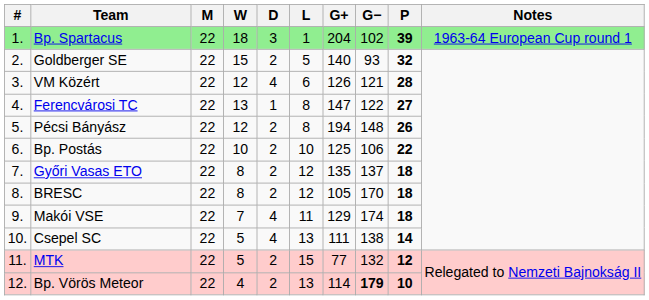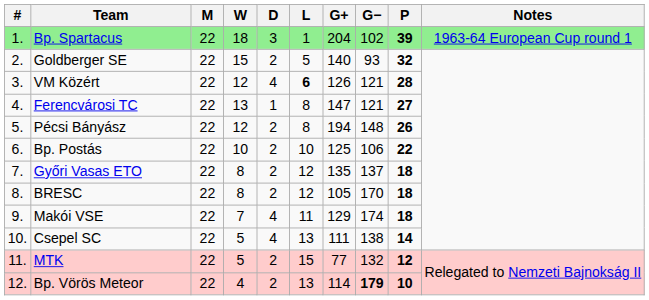(306, 82) normal -> (306, 82) bold
(372, 104) 122 -> (372, 104) 121
